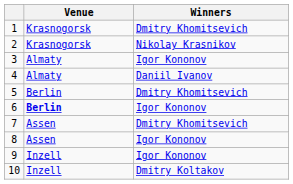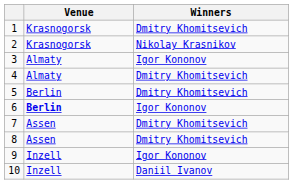(174, 76) Daniil Ivanov -> (192, 76) Dmitry Khomitsevich
(171, 139) Igor Kononov -> (192, 139) Dmitry Khomitsevich
(180, 171) Dmitry Koltakov -> (174, 171) Daniil Ivanov
